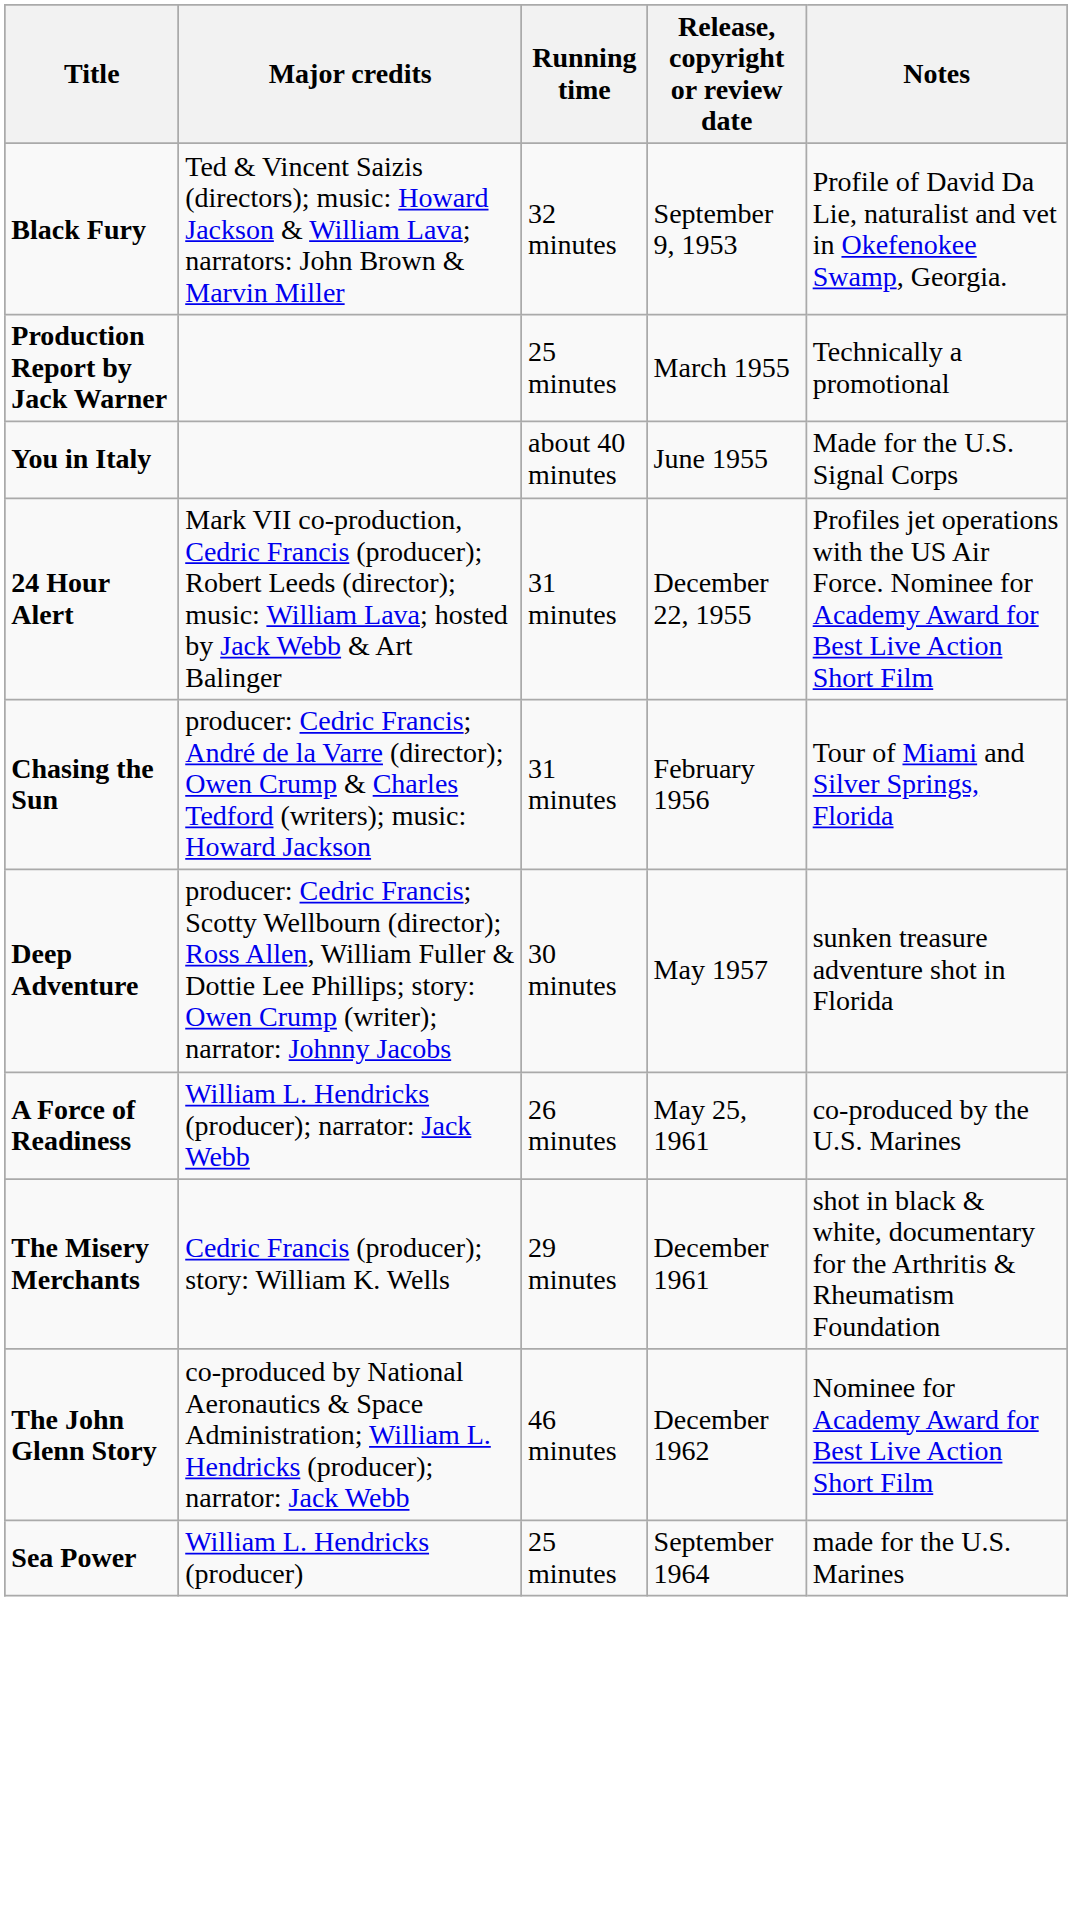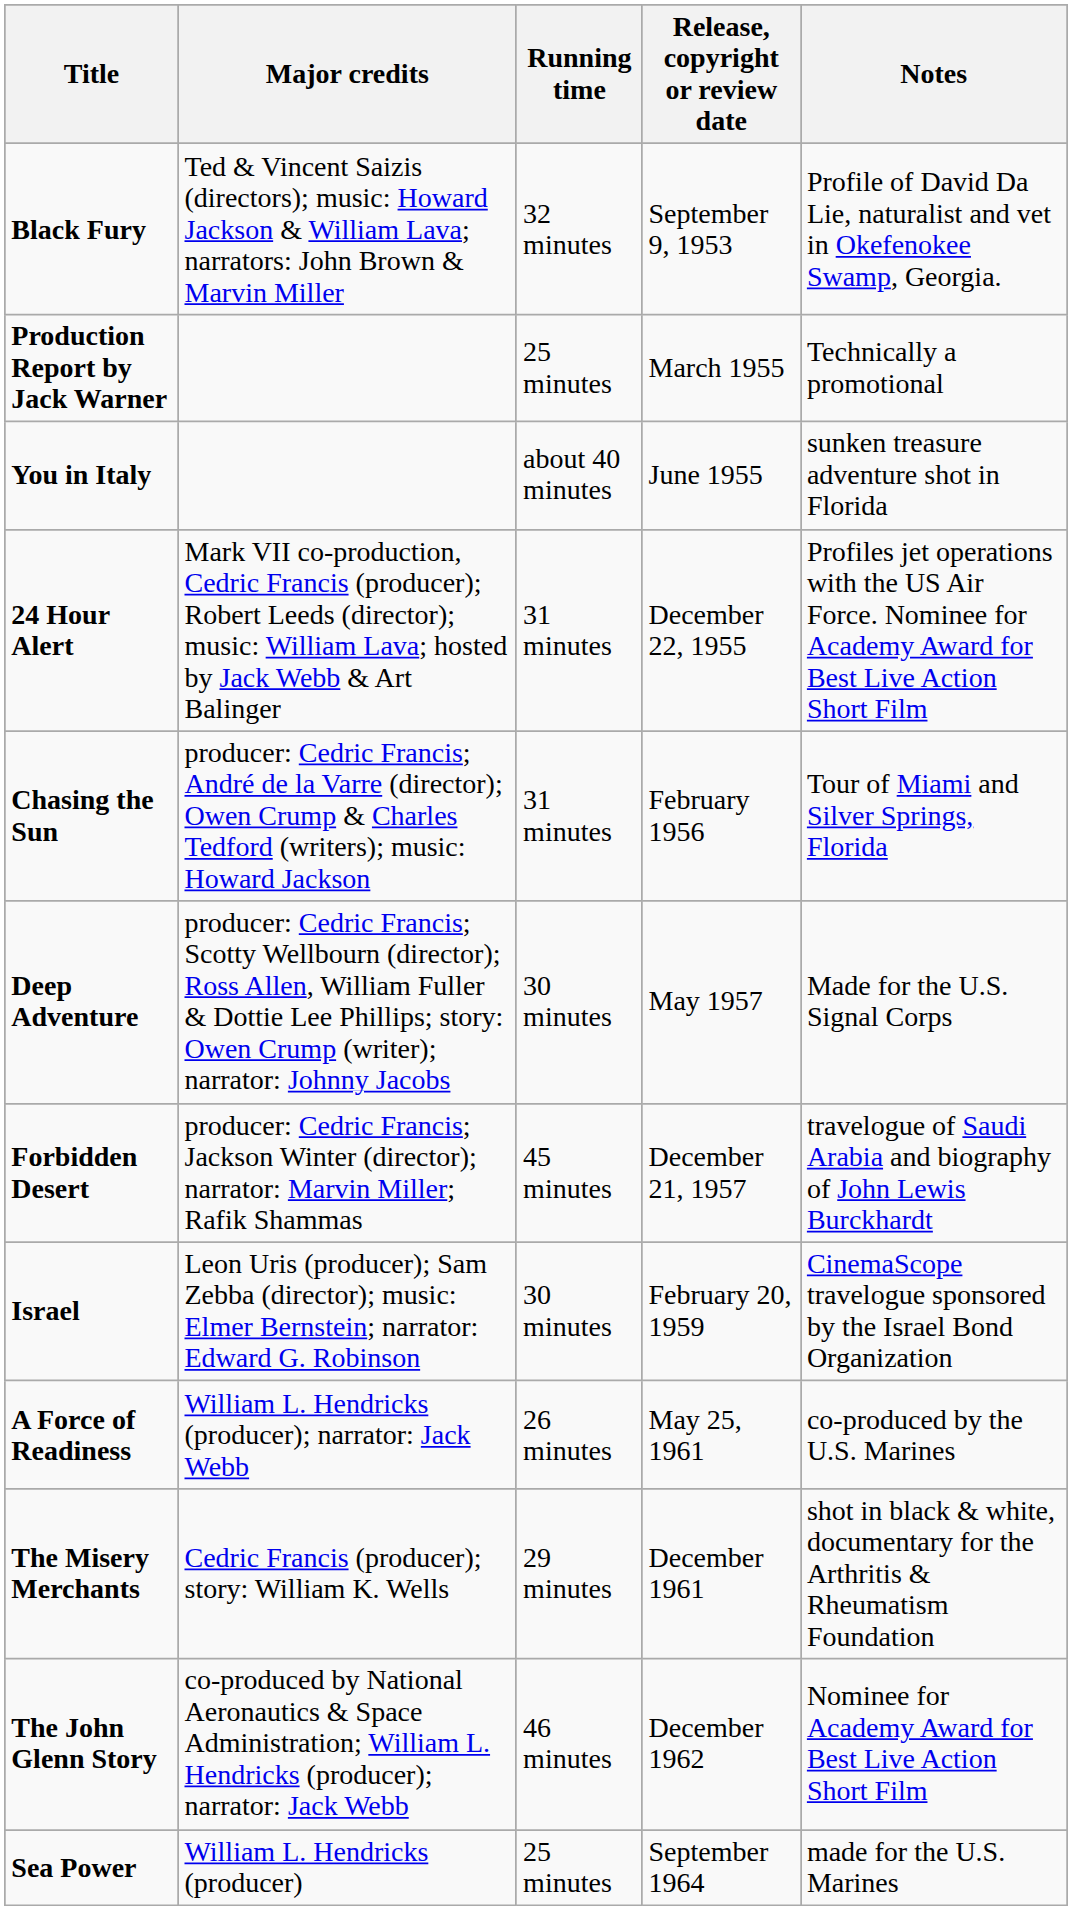(913, 459) Made for the U.S. Signal Corps -> (903, 474) sunken treasure adventure shot in Florida
(909, 970) sunken treasure adventure shot in Florida -> (908, 1001) Made for the U.S. Signal Corps
+ row: (74, 1172)
+ row: (46, 1311)
